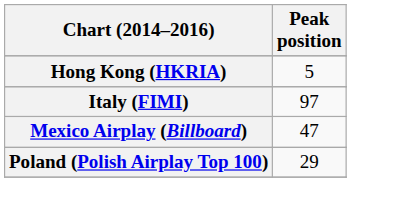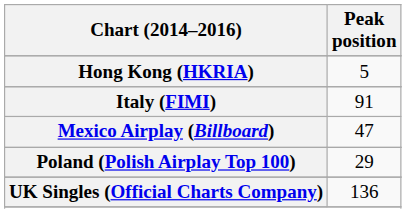(309, 101) 97 -> (364, 101) 91
+ row: (166, 191)
